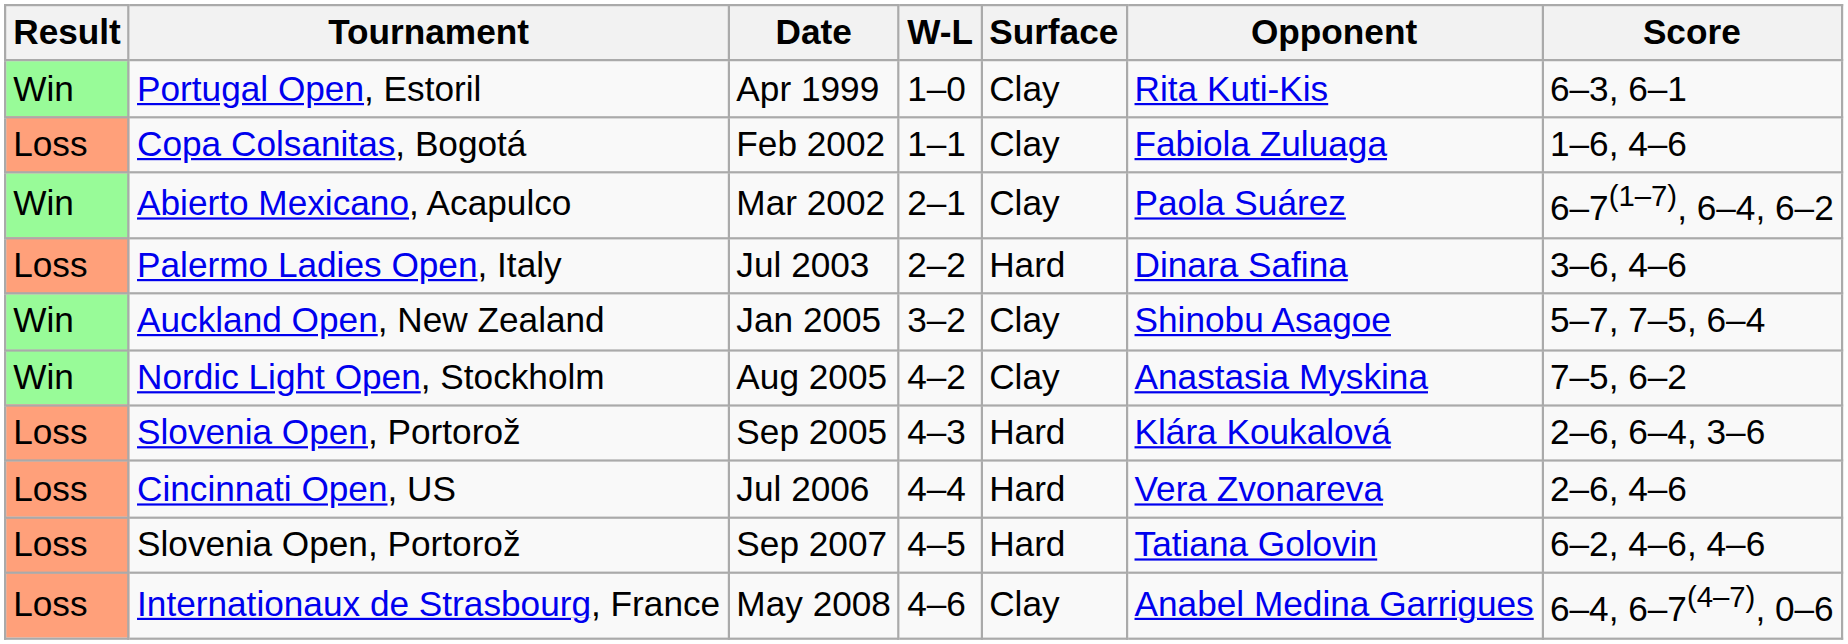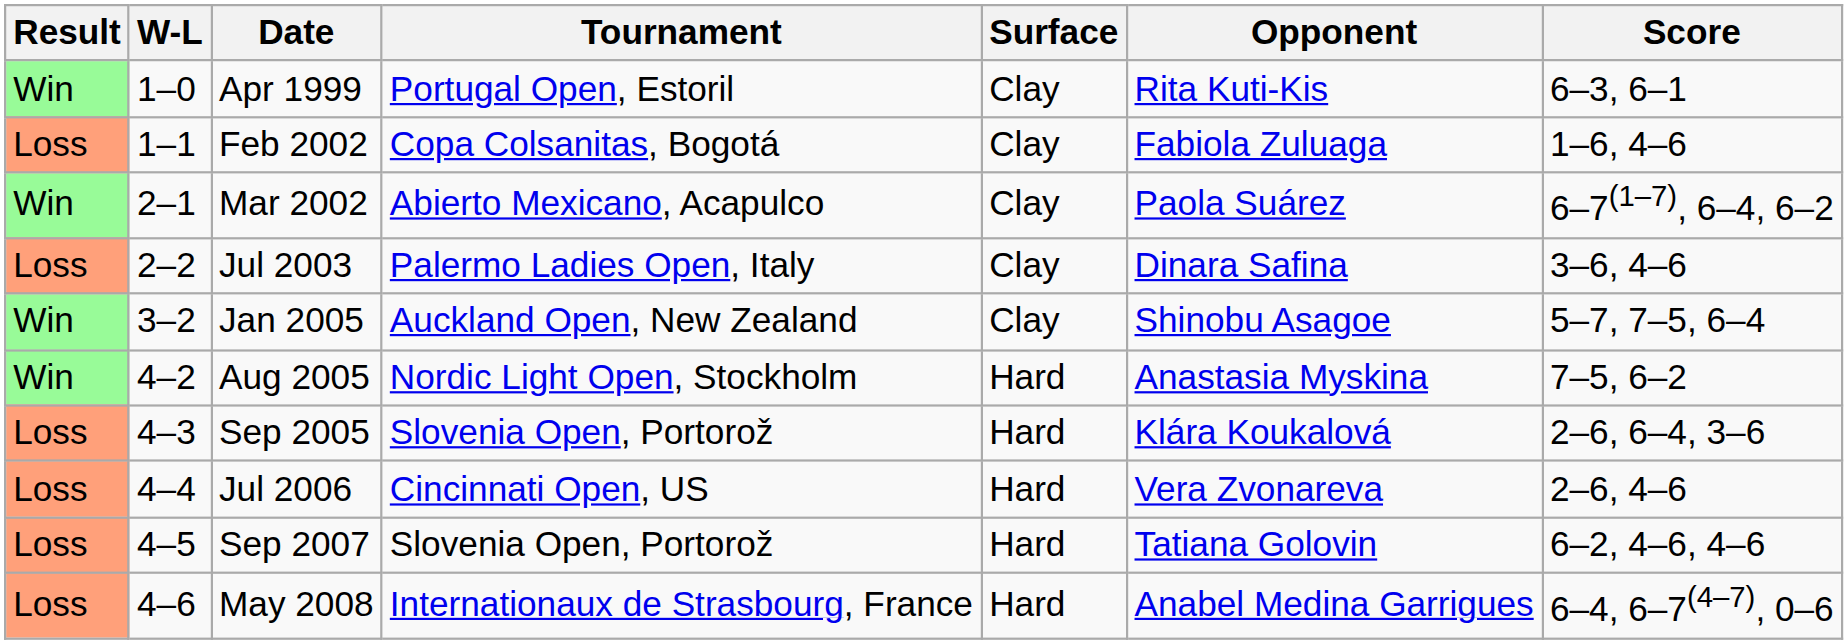columns swapped: (940, 32) <-> (429, 32)
(1027, 265) Hard -> (1024, 265) Clay
(1024, 376) Clay -> (1027, 376) Hard
(1024, 604) Clay -> (1027, 604) Hard
